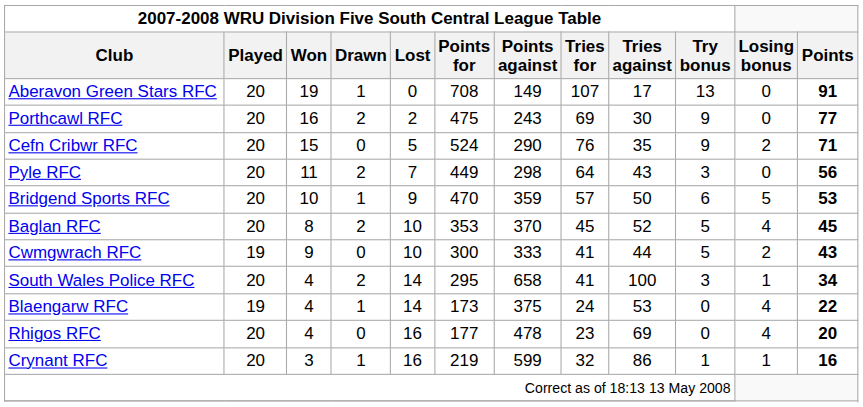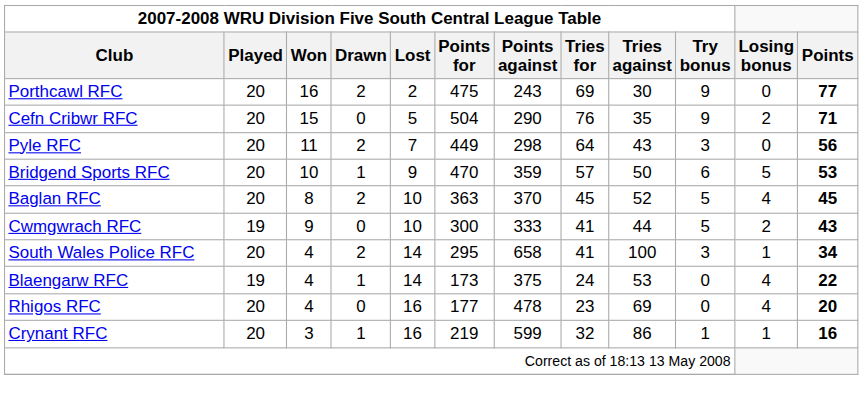- row: (113, 91)
(464, 145) 524 -> (464, 118) 504
(464, 226) 353 -> (464, 199) 363
